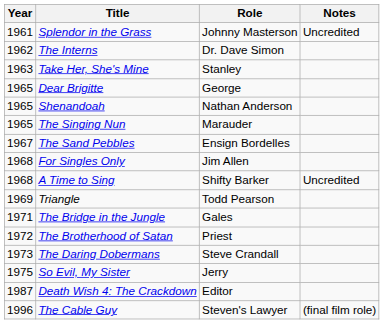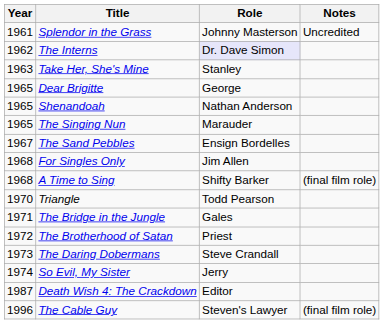(243, 50) no background -> (243, 50) lavender background
(331, 180) Uncredited -> (340, 180) (final film role)
(20, 198) 1969 -> (20, 198) 1970
(20, 273) 1975 -> (20, 273) 1974
